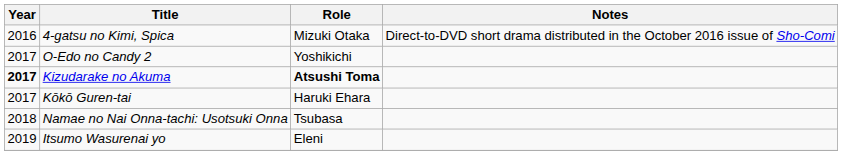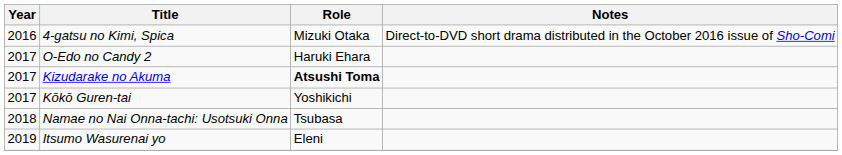(323, 56) Yoshikichi -> (332, 56) Haruki Ehara
(22, 77) bold -> (22, 77) normal
(332, 98) Haruki Ehara -> (323, 98) Yoshikichi
